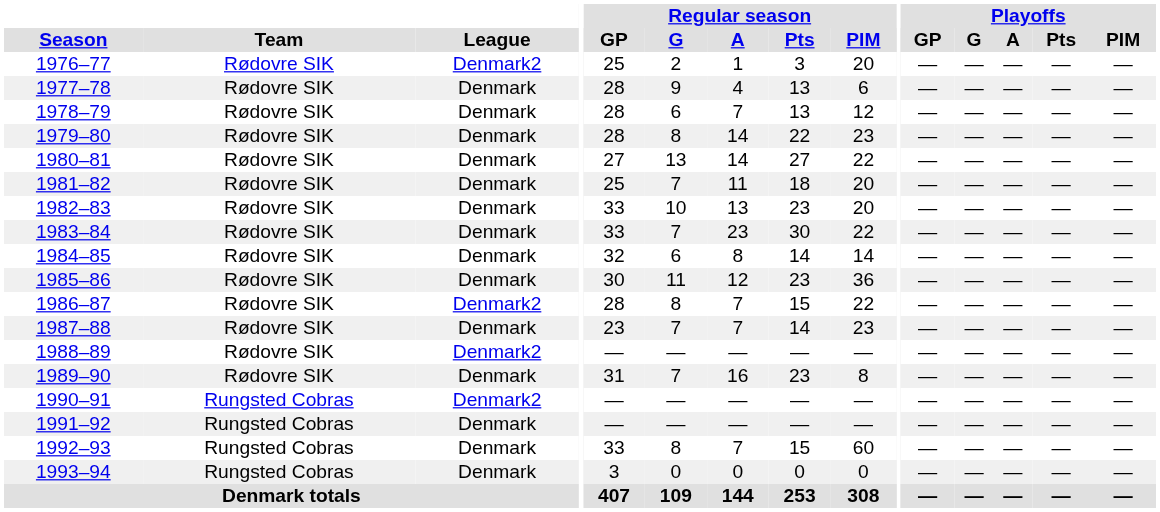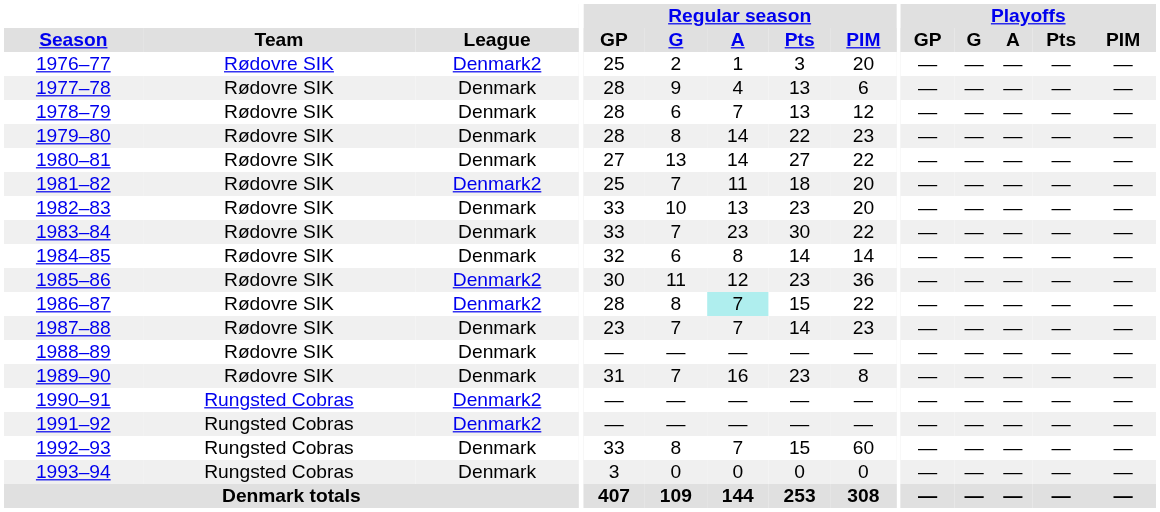(497, 183) Denmark -> (497, 183) Denmark2
(497, 279) Denmark -> (497, 279) Denmark2
(738, 303) no background -> (738, 303) paleturquoise background
(497, 351) Denmark2 -> (497, 351) Denmark
(497, 423) Denmark -> (497, 423) Denmark2
